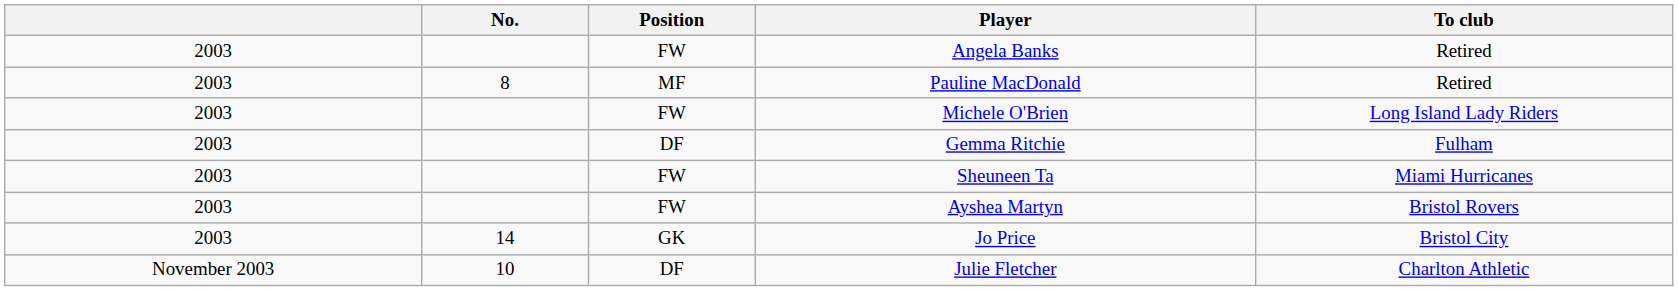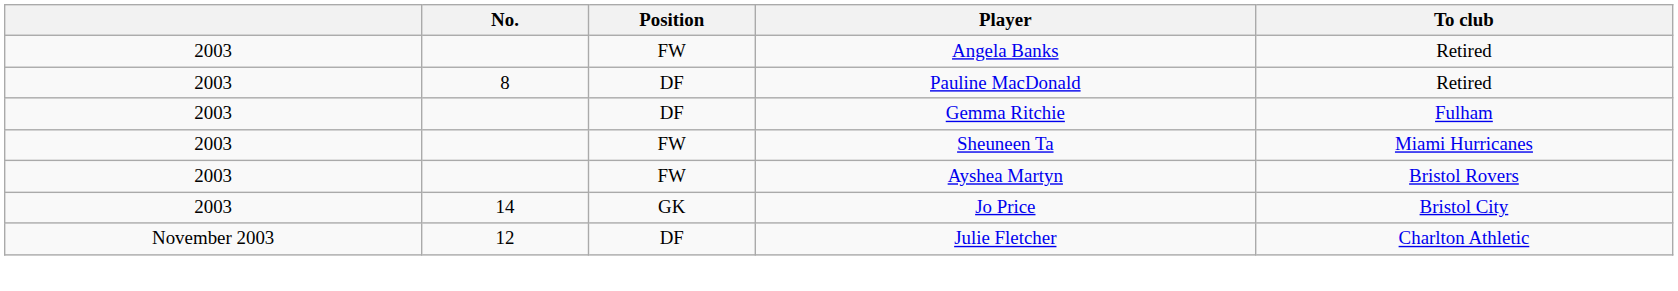(672, 82) MF -> (672, 82) DF
- row: (1005, 113)
(505, 269) 10 -> (505, 238) 12
